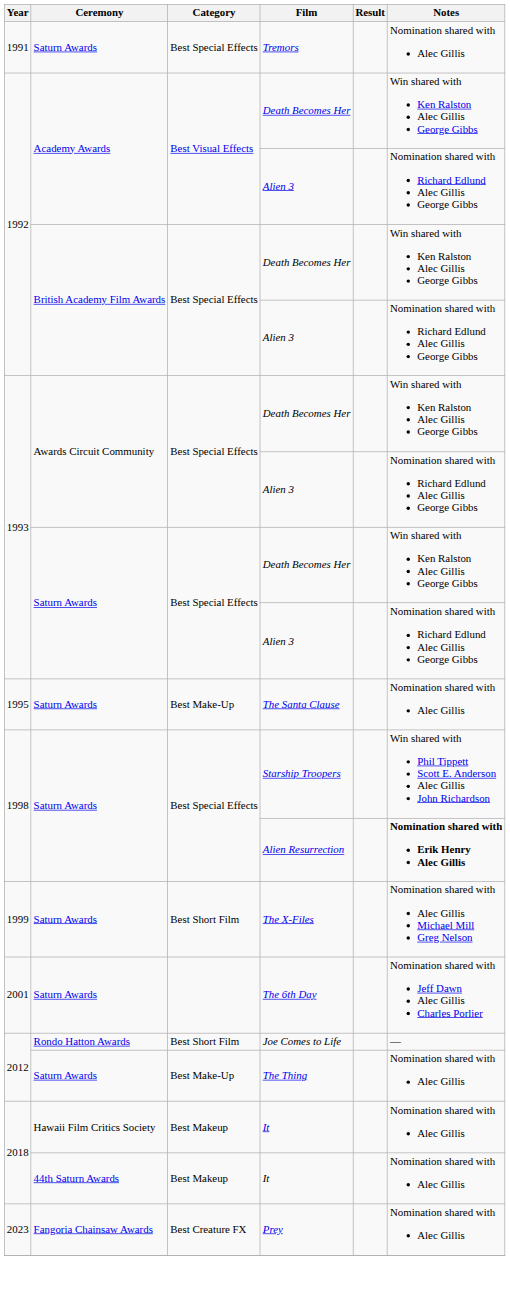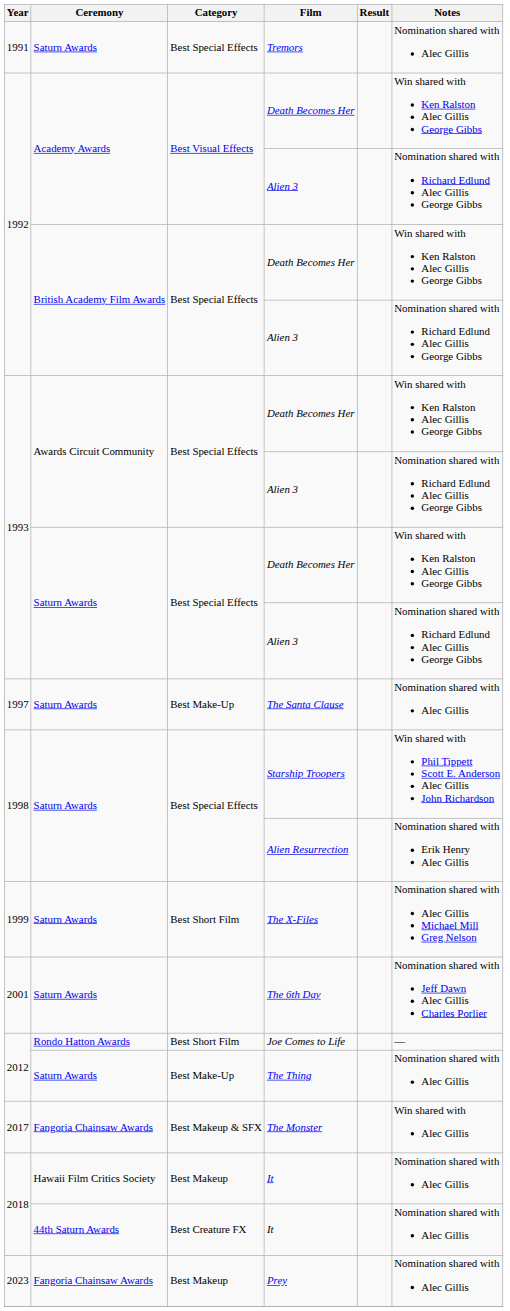(18, 704) 1995 -> (18, 704) 1997
(446, 844) bold -> (447, 844) normal
+ row: (93, 1127)
(199, 1178) Best Makeup -> (208, 1229) Best Creature FX
(208, 1229) Best Creature FX -> (199, 1280) Best Makeup
